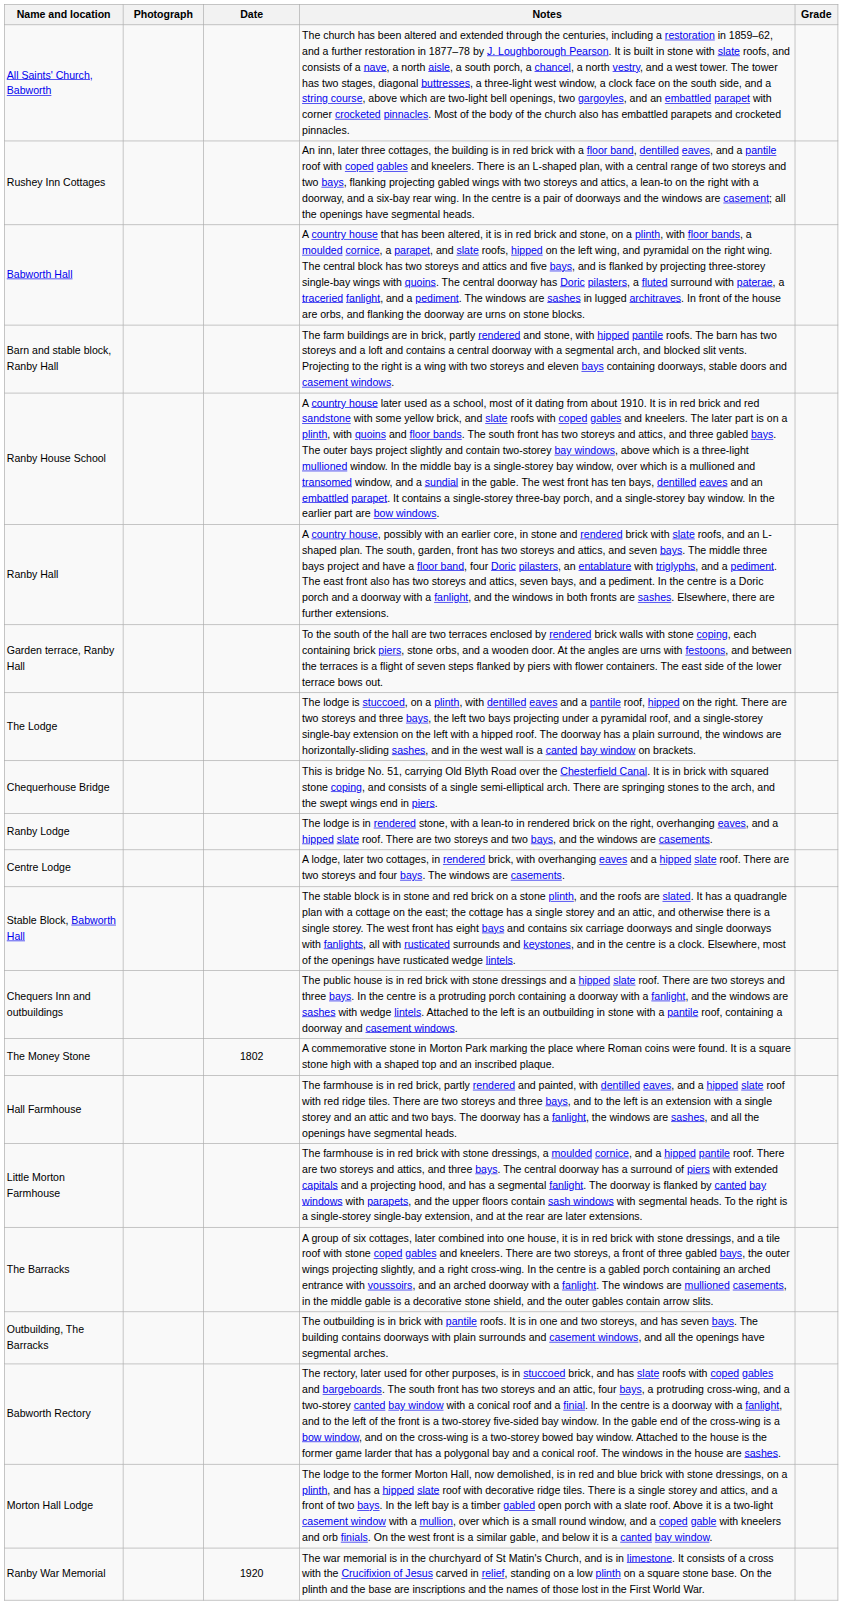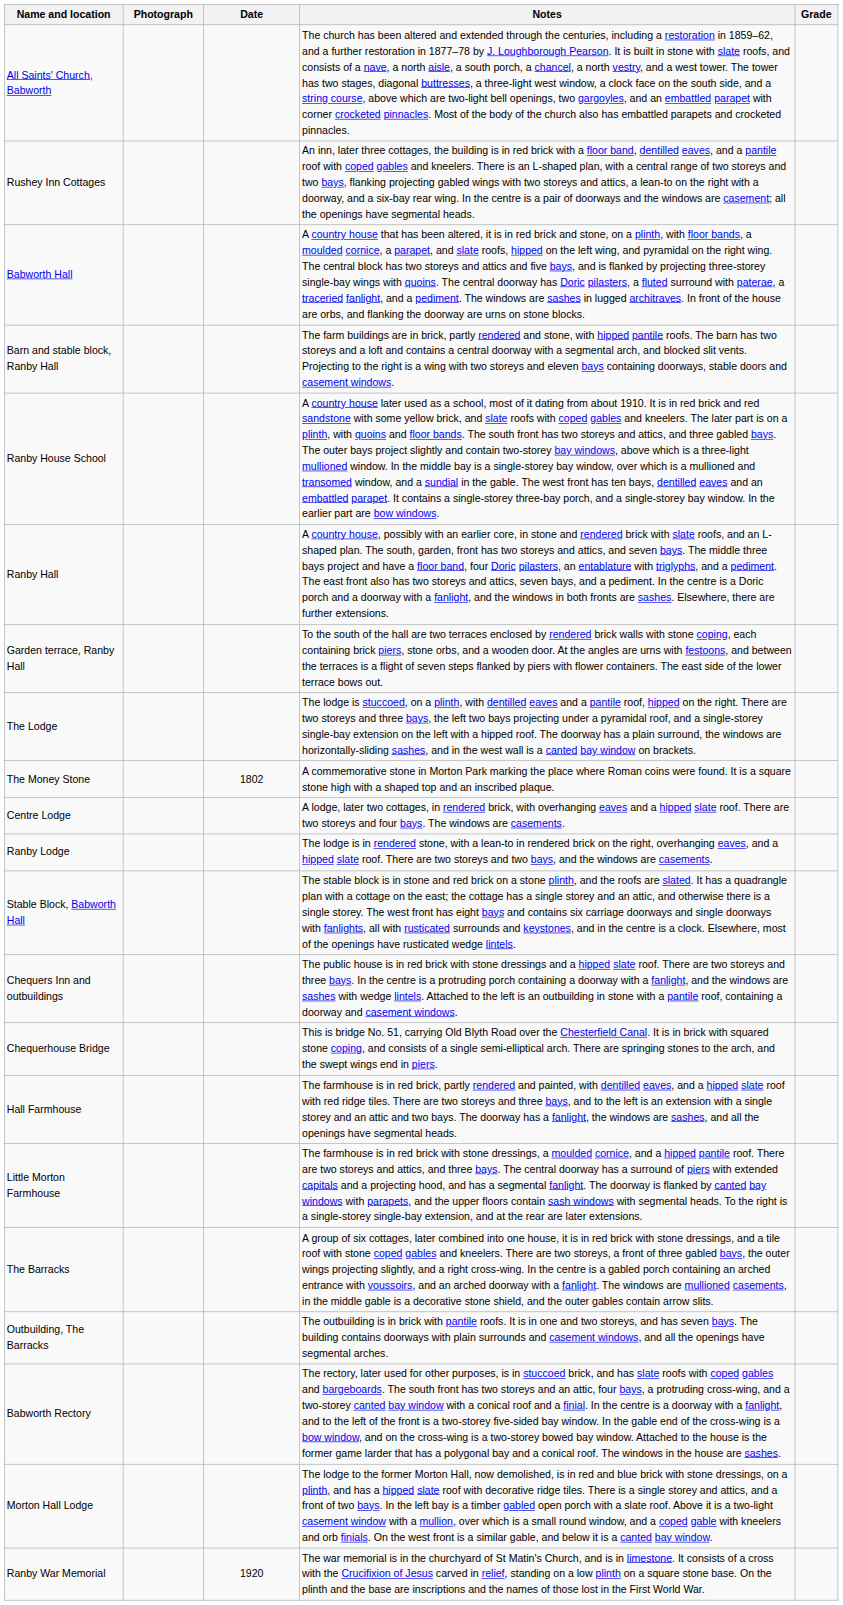rows swapped: (48, 1057) <-> (58, 787)
rows swapped: (39, 868) <-> (38, 831)
